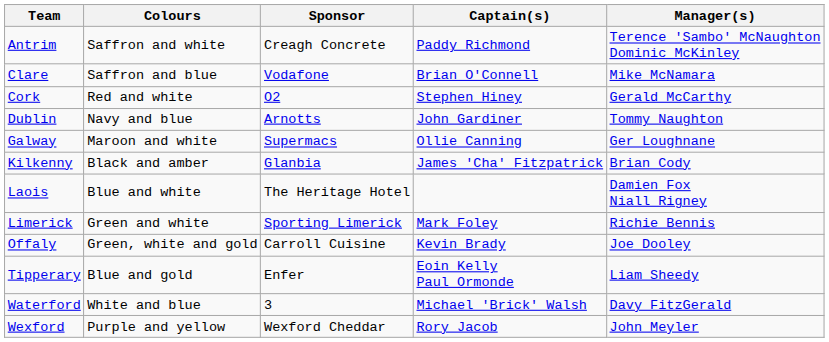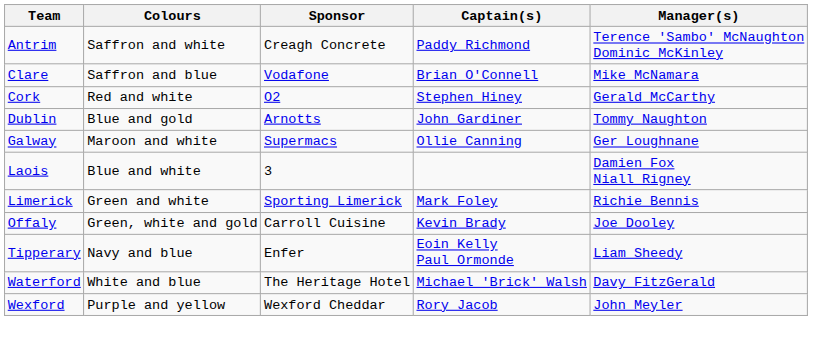(140, 119) Navy and blue -> (140, 119) Blue and gold
- row: (40, 163)
(337, 193) The Heritage Hotel -> (268, 171) 3
(140, 275) Blue and gold -> (140, 253) Navy and blue
(268, 305) 3 -> (337, 283) The Heritage Hotel
